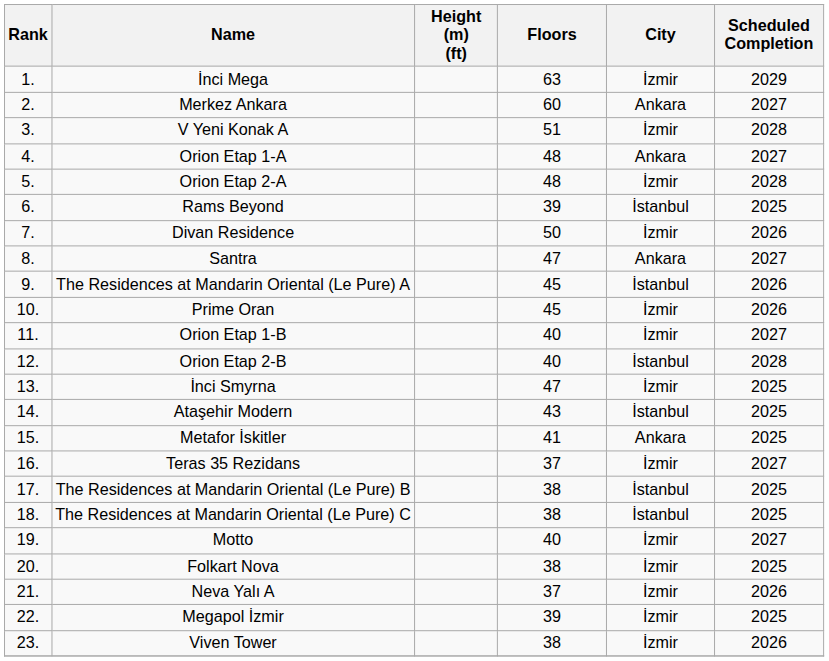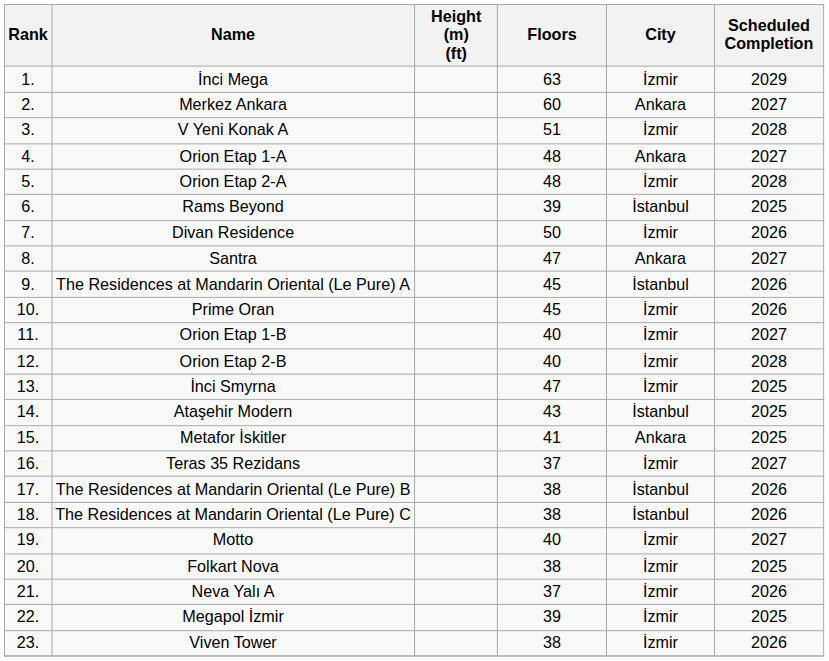(660, 361) İstanbul -> (660, 361) İzmir
(769, 489) 2025 -> (769, 489) 2026
(769, 514) 2025 -> (769, 514) 2026
